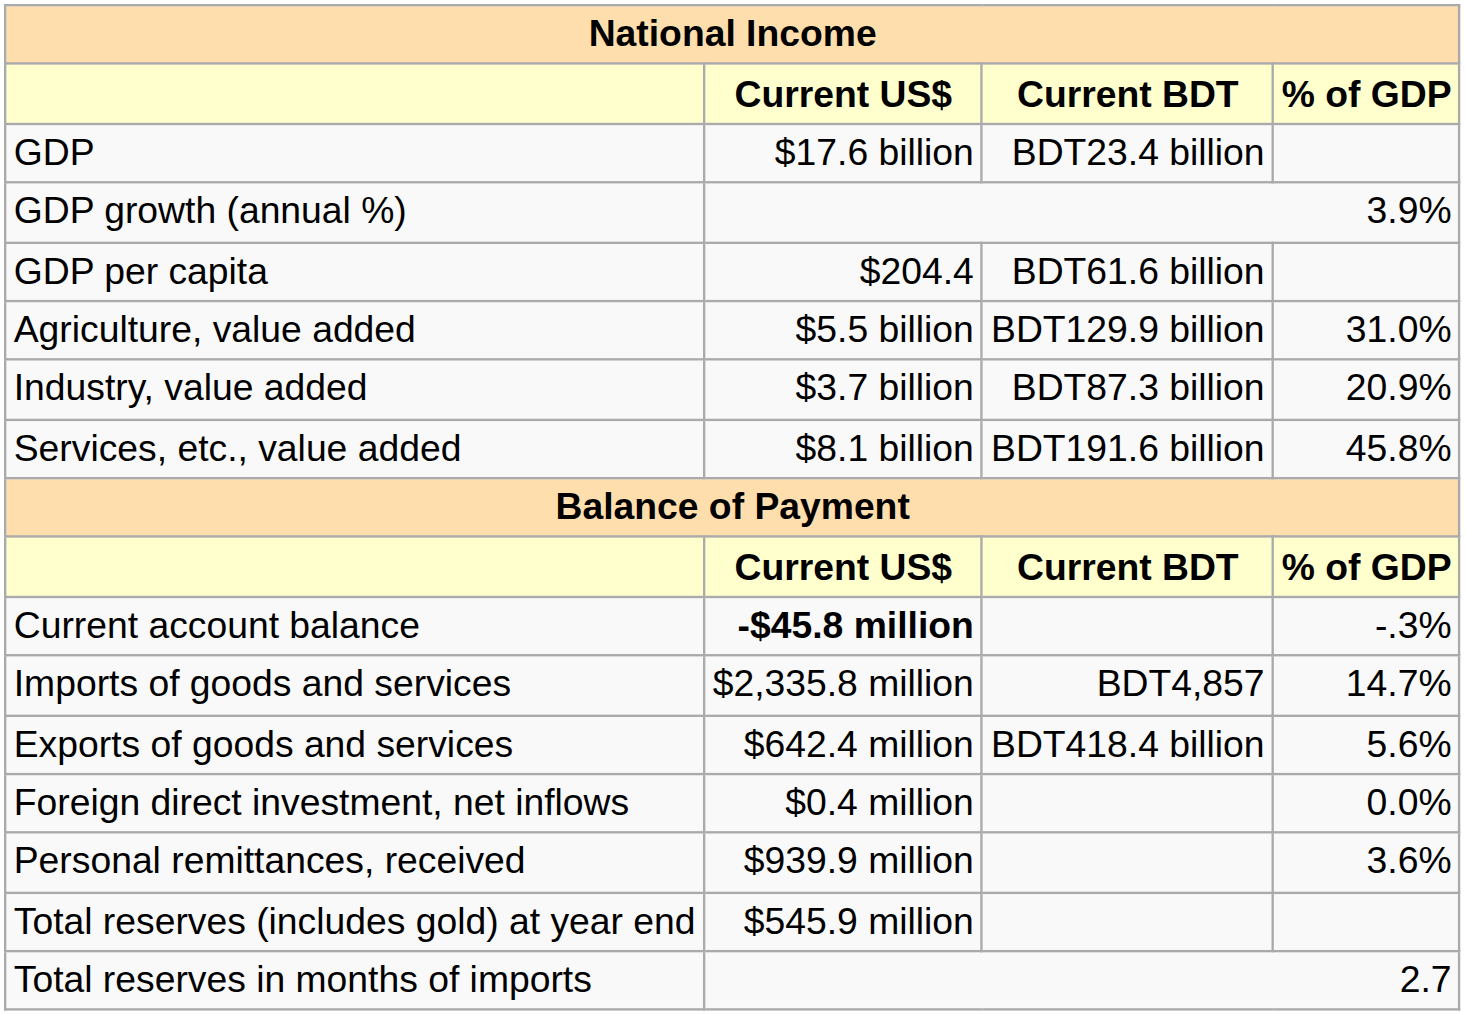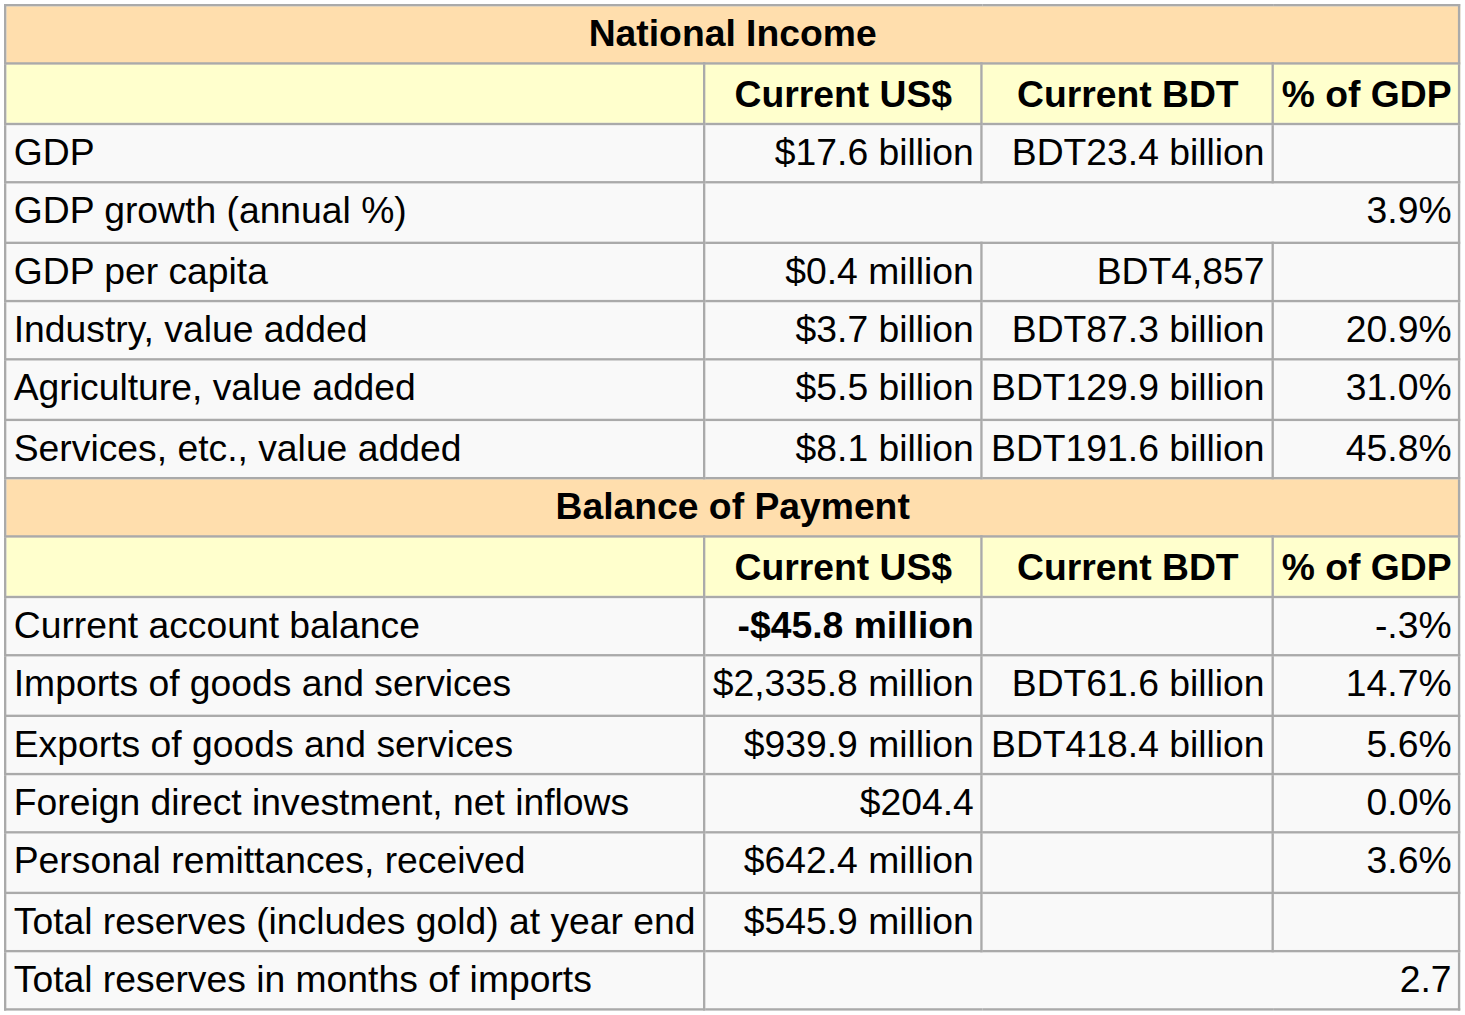(917, 270) $204.4 -> (880, 270) $0.4 million
(1138, 270) BDT61.6 billion -> (1181, 270) BDT4,857
rows swapped: (215, 329) <-> (191, 388)
(1181, 684) BDT4,857 -> (1138, 684) BDT61.6 billion
(859, 743) $642.4 million -> (859, 743) $939.9 million
(880, 802) $0.4 million -> (917, 802) $204.4
(859, 861) $939.9 million -> (859, 861) $642.4 million
